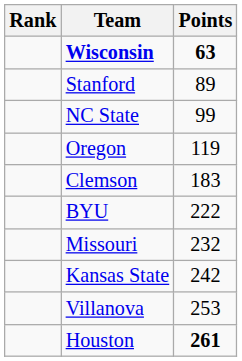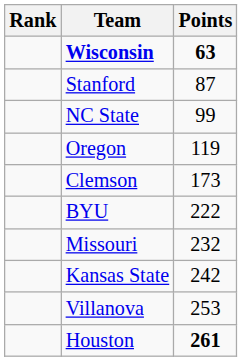(205, 84) 89 -> (205, 84) 87
(205, 180) 183 -> (205, 180) 173
